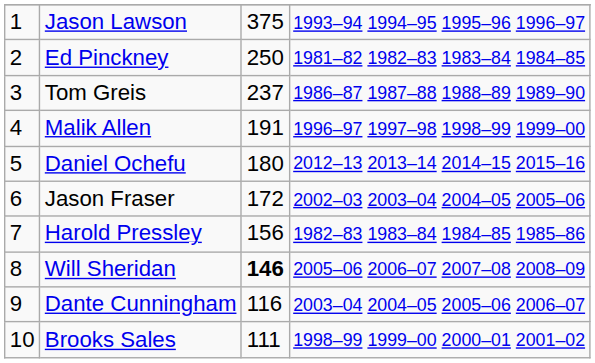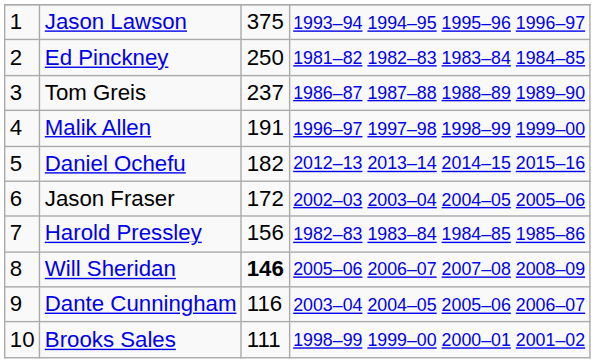(265, 163) 180 -> (265, 163) 182
